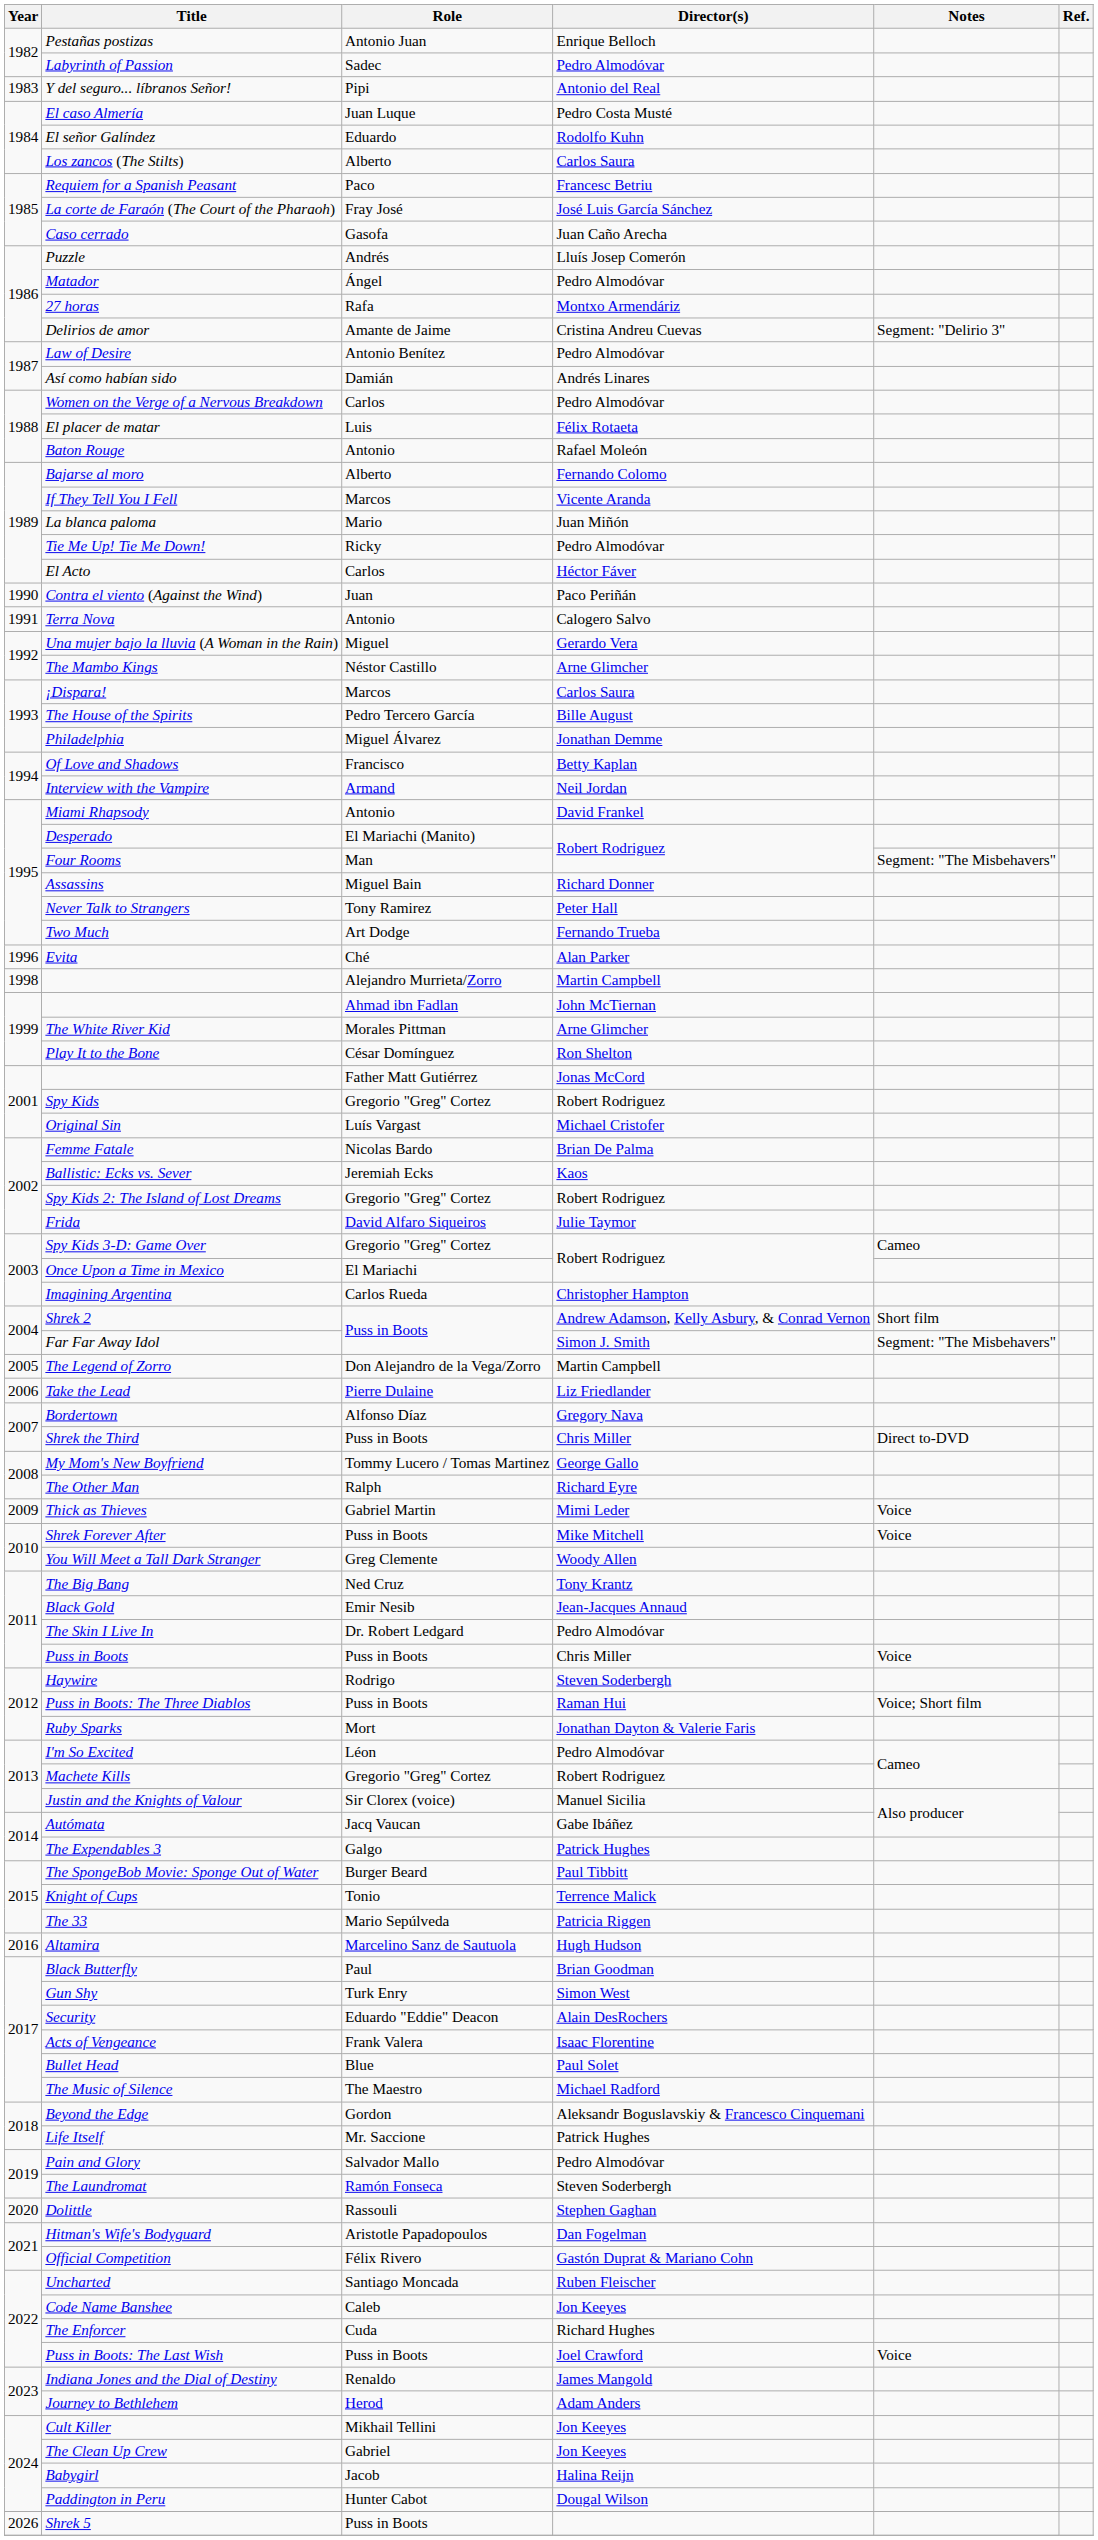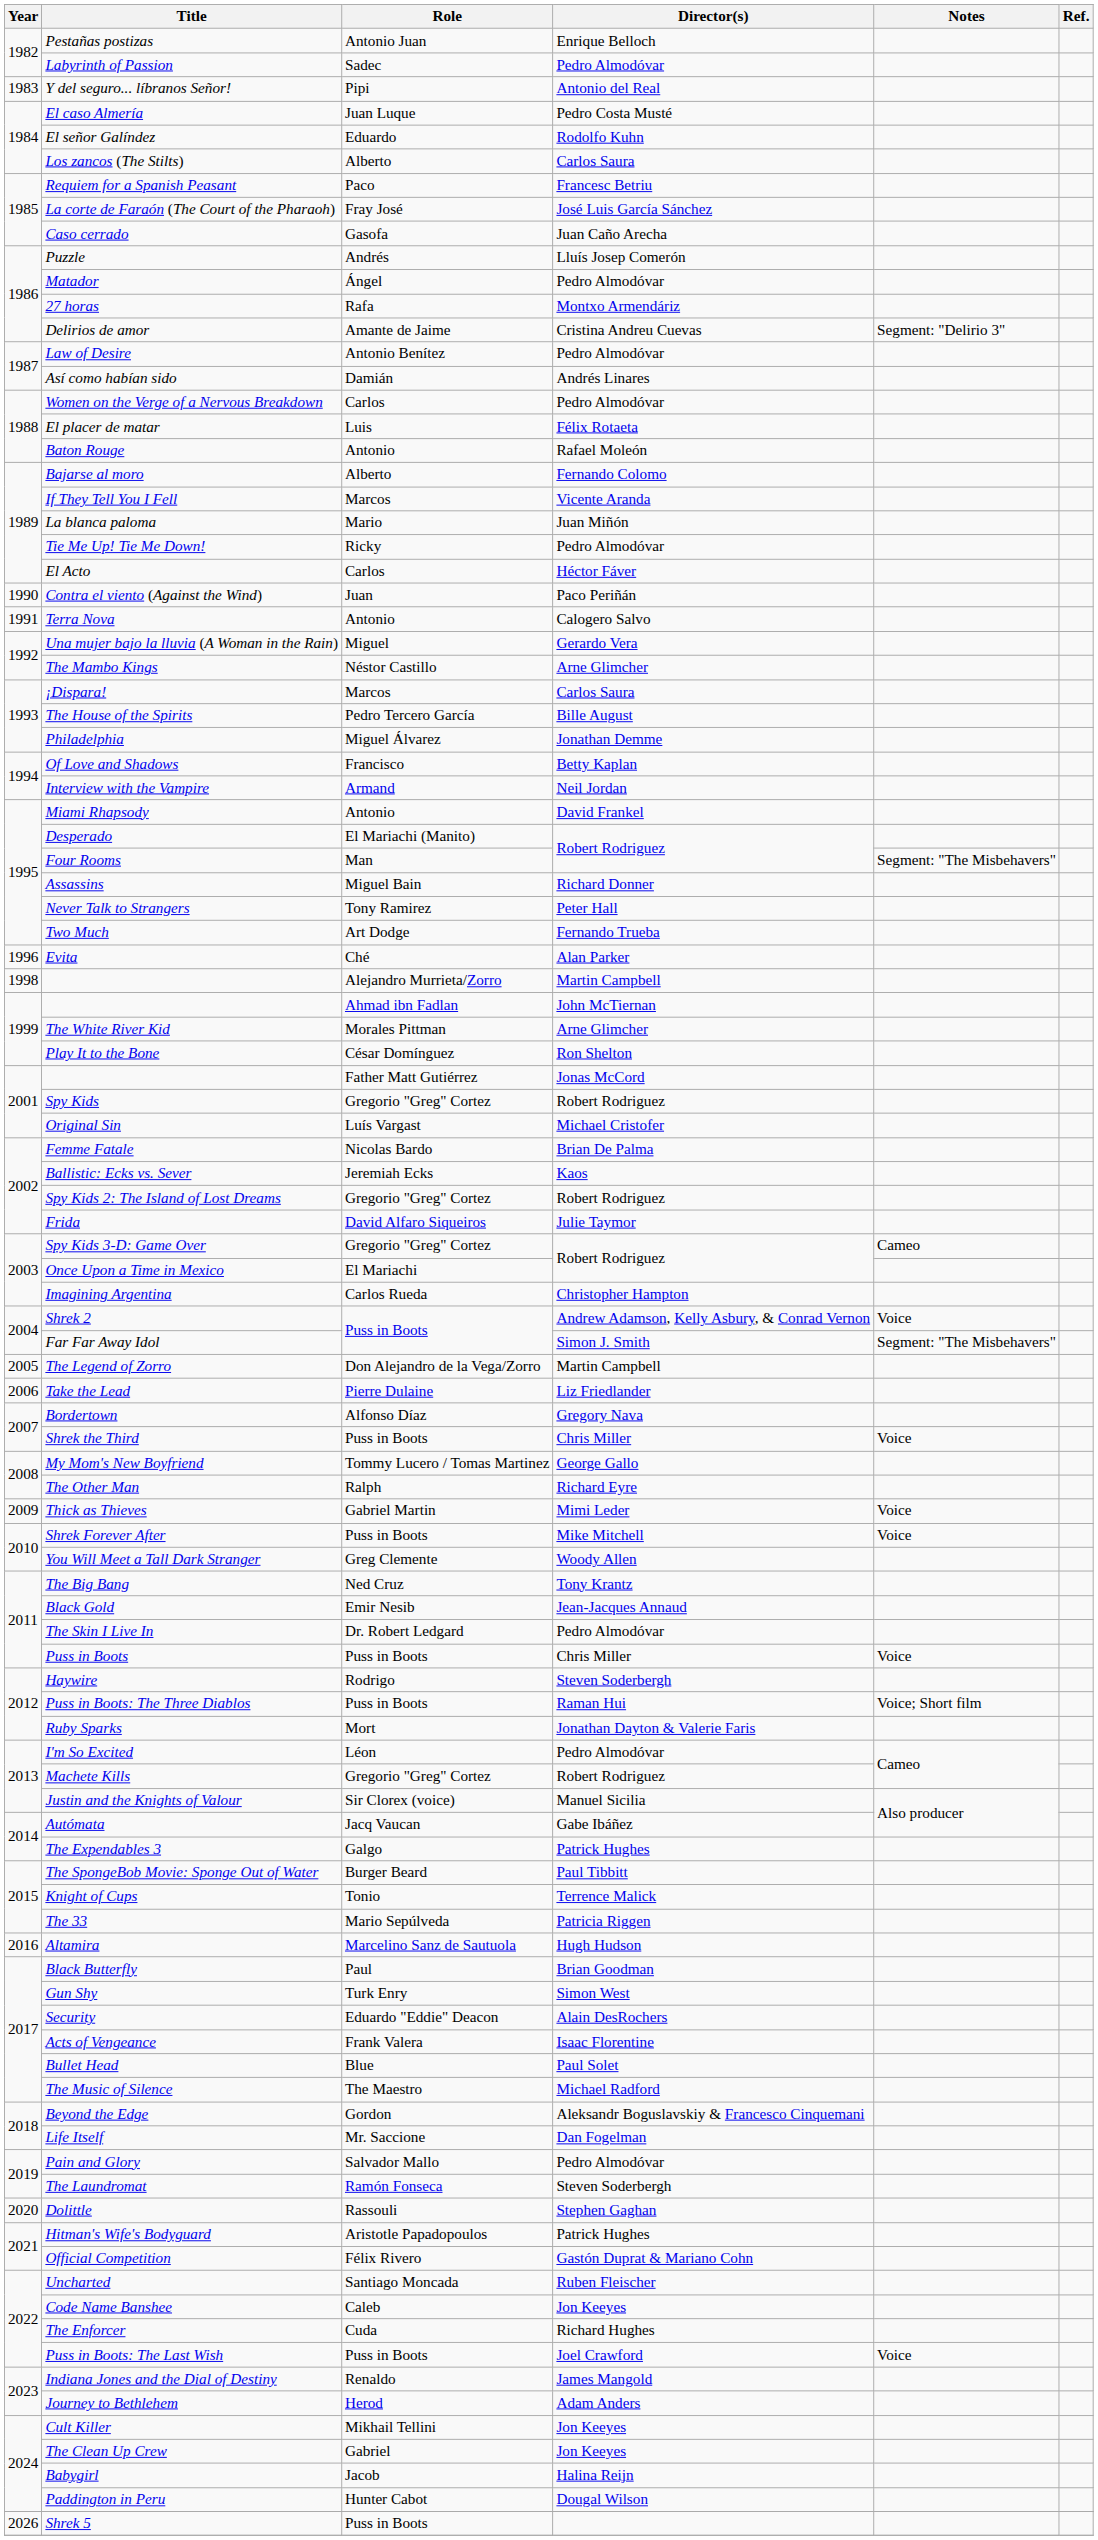(908, 1318) Short film -> (894, 1318) Voice
(923, 1438) Direct to-DVD -> (894, 1438) Voice
(603, 2137) Patrick Hughes -> (601, 2137) Dan Fogelman
(601, 2234) Dan Fogelman -> (603, 2234) Patrick Hughes
